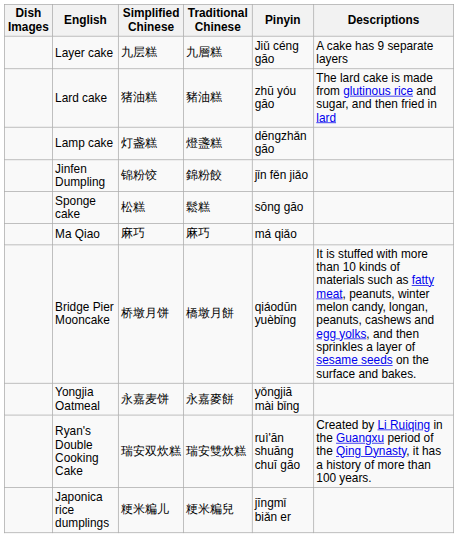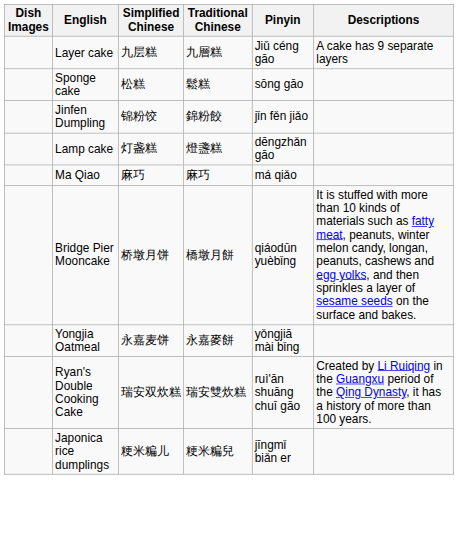- row: (81, 98)
rows swapped: (84, 143) <-> (76, 207)
